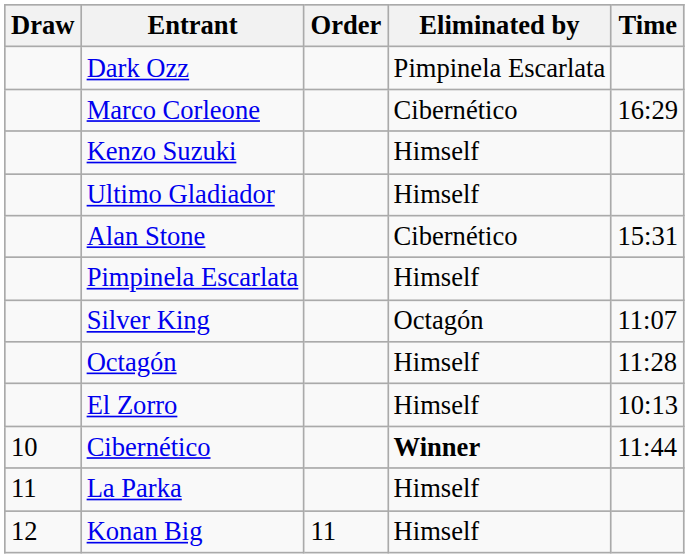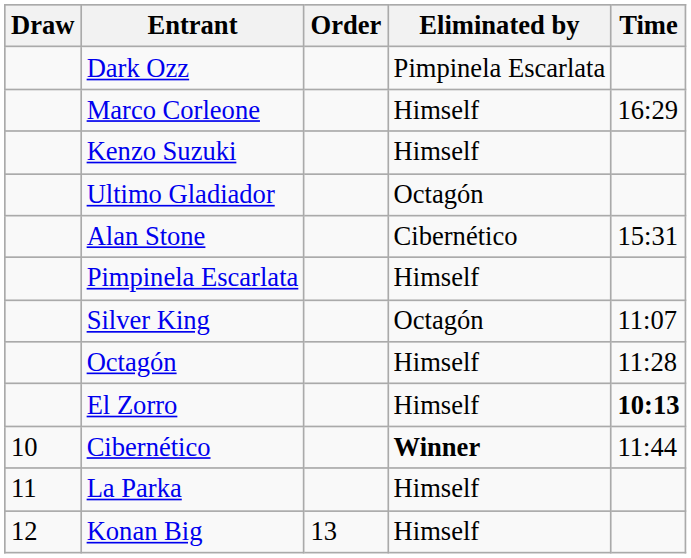(456, 109) Cibernético -> (436, 109) Himself
(436, 194) Himself -> (439, 194) Octagón
(648, 404) normal -> (649, 404) bold
(323, 531) 11 -> (324, 531) 13
